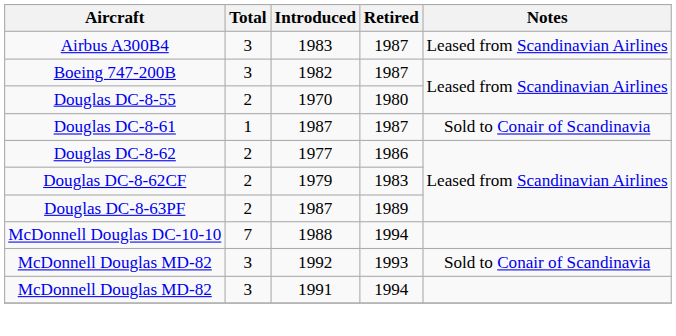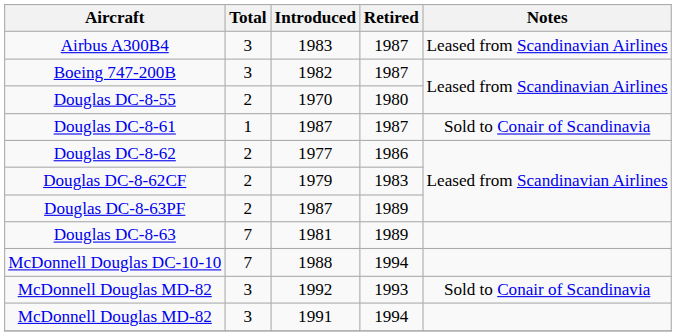+ row: (115, 235)
